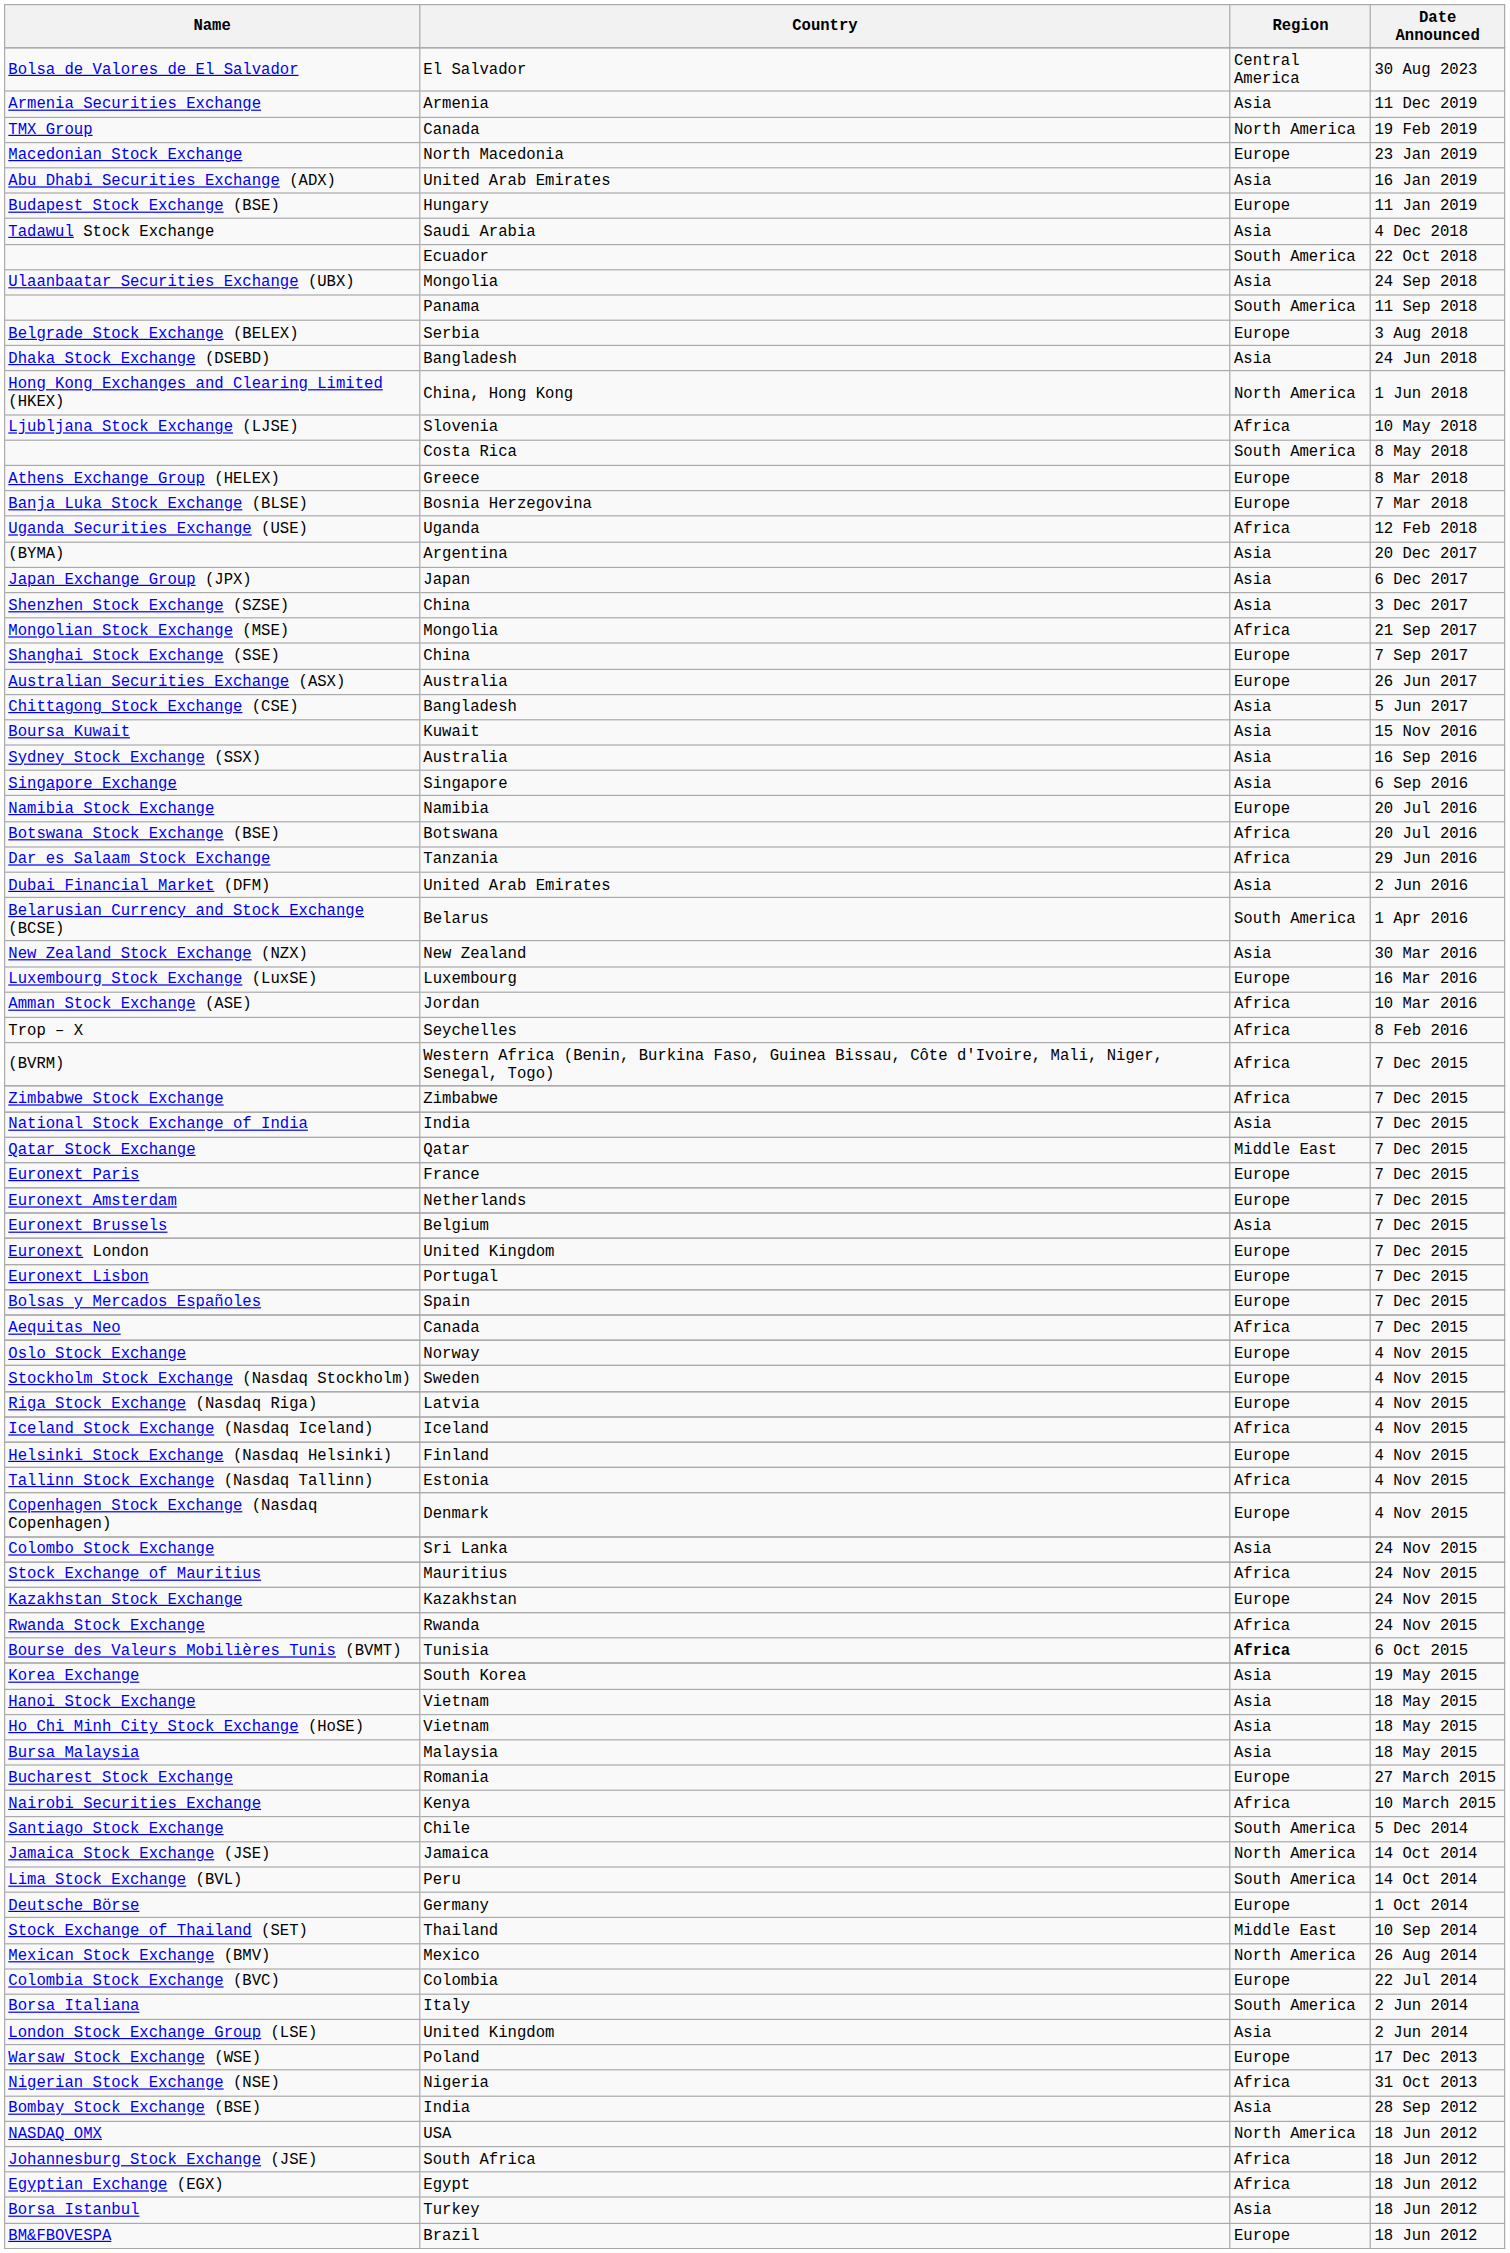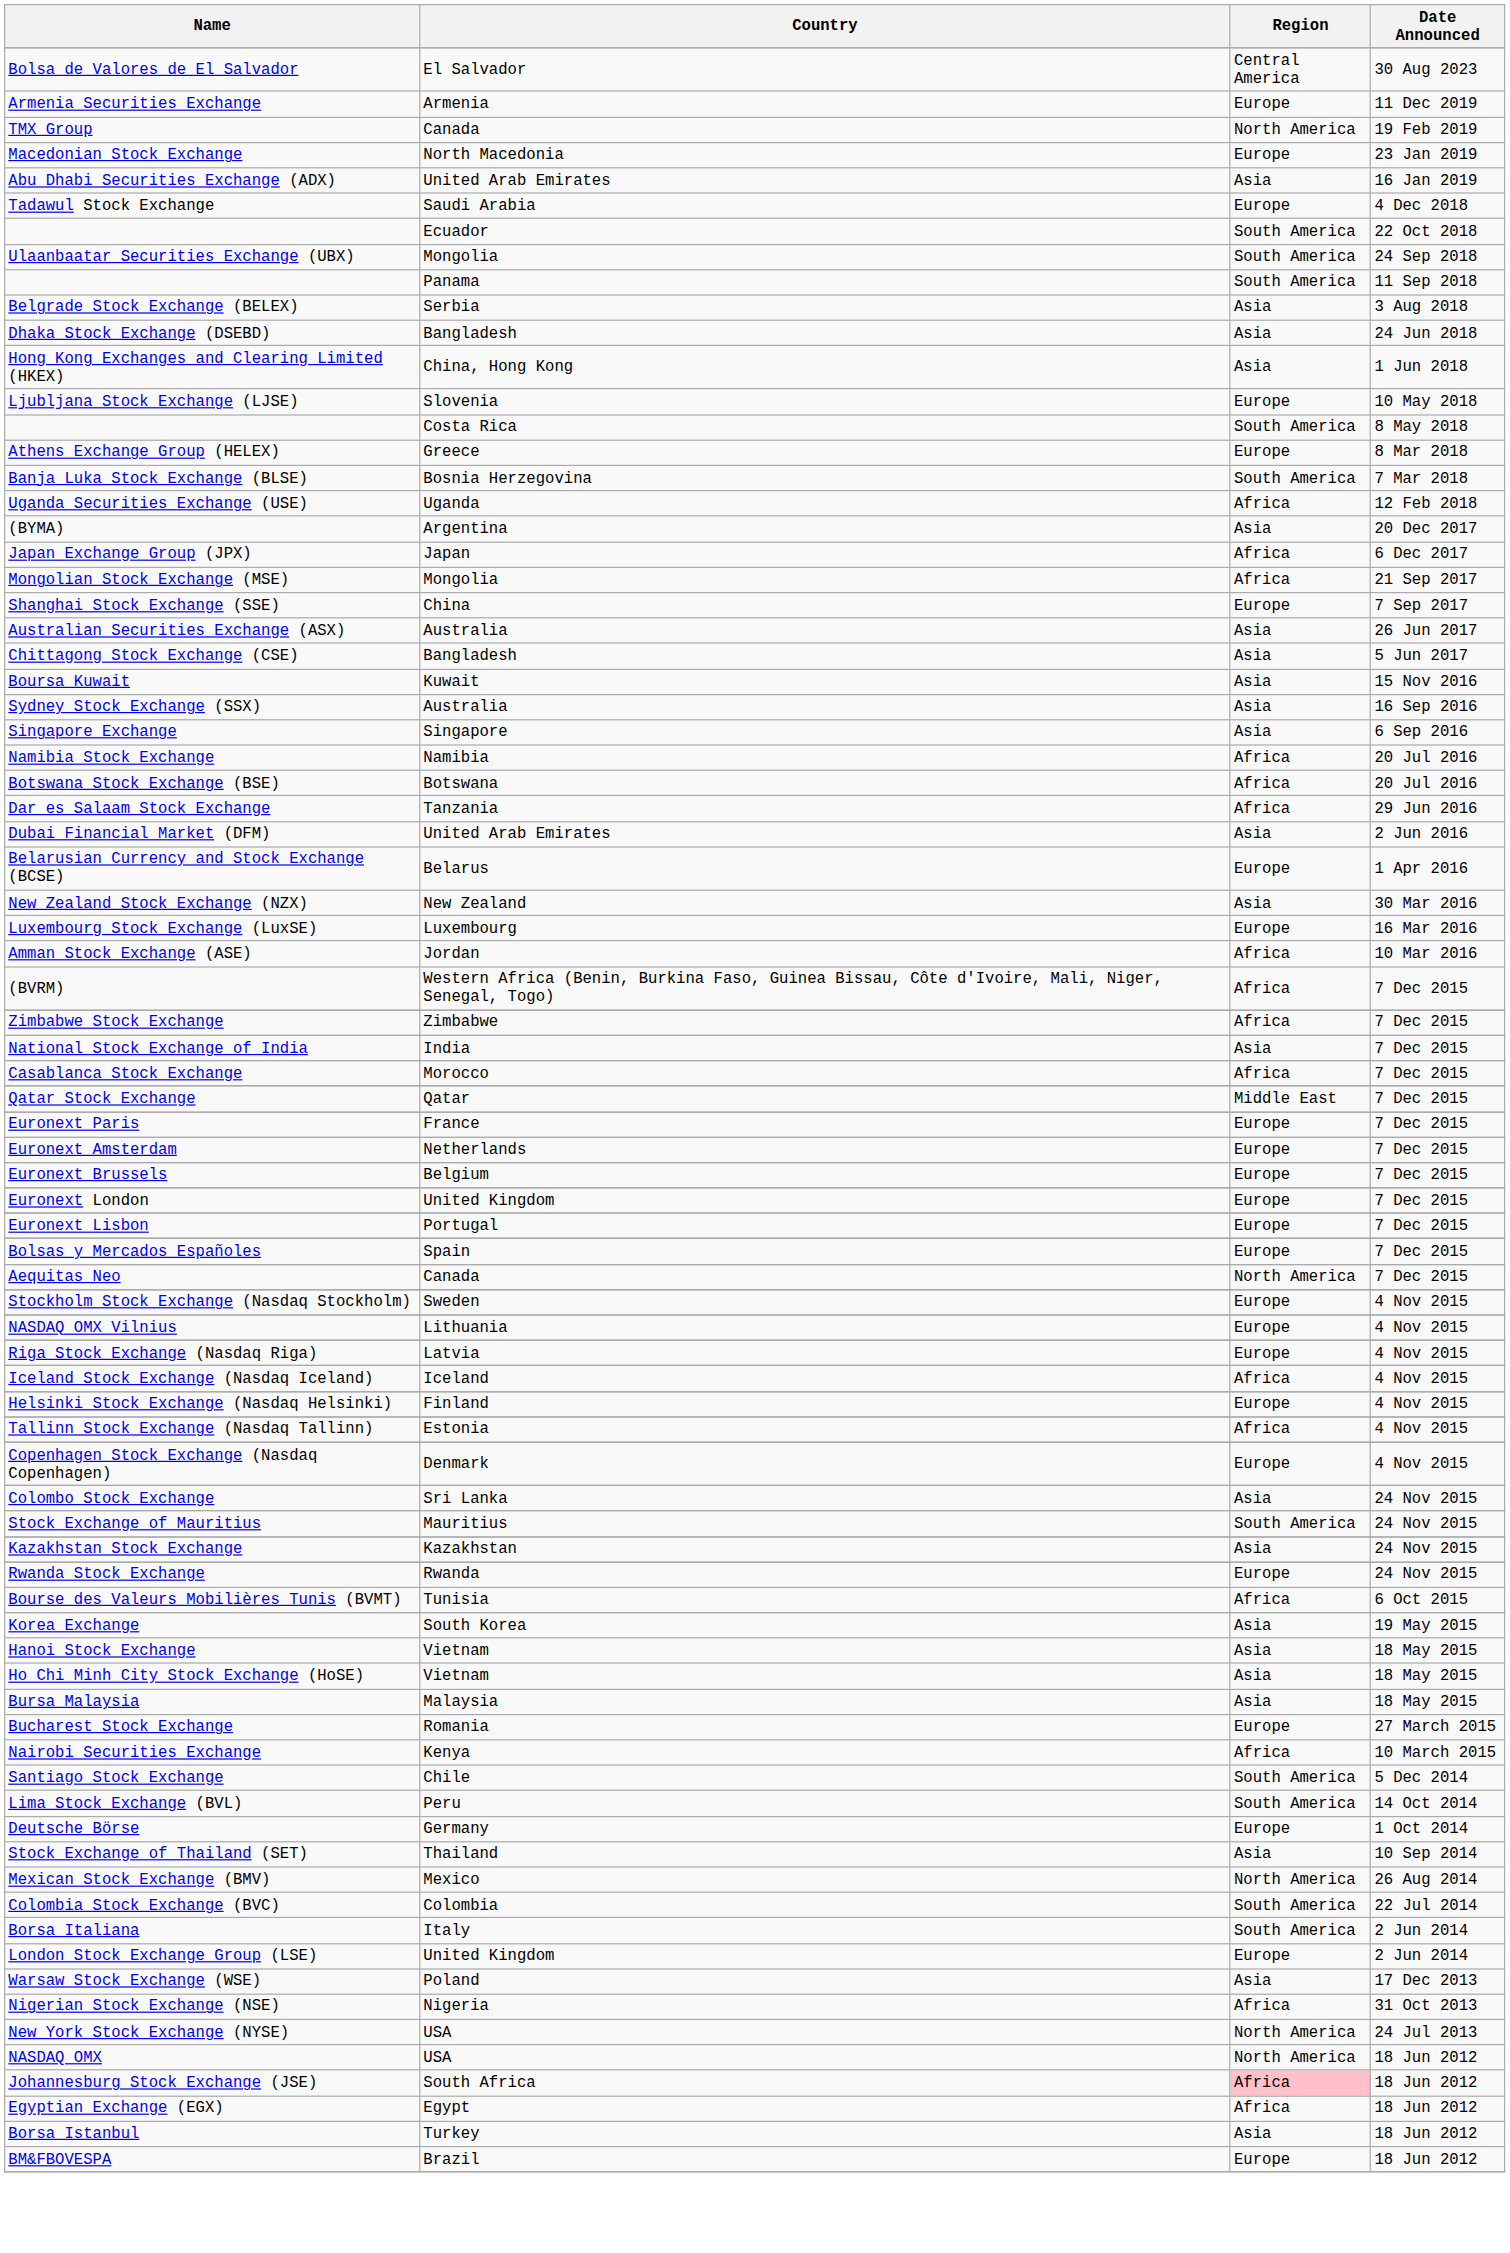(1253, 104) Asia -> (1262, 104) Europe
- row: (144, 206)
(1253, 231) Asia -> (1262, 206) Europe
(1253, 282) Asia -> (1295, 257) South America
(1262, 333) Europe -> (1253, 308) Asia
(1295, 393) North America -> (1253, 367) Asia
(1262, 427) Africa -> (1262, 402) Europe
(1262, 504) Europe -> (1295, 478) South America
(1253, 580) Asia -> (1262, 554) Africa
- row: (149, 605)
(1262, 682) Europe -> (1253, 631) Asia
(1262, 809) Europe -> (1262, 758) Africa
(1295, 919) South America -> (1262, 868) Europe
- row: (46, 1030)
+ row: (125, 1073)
(1253, 1226) Asia -> (1262, 1175) Europe
(1262, 1328) Africa -> (1295, 1277) North America
- row: (97, 1353)
+ row: (93, 1328)
(1262, 1575) Africa -> (1295, 1524) South America
(1262, 1600) Europe -> (1253, 1549) Asia
(1262, 1625) Africa -> (1262, 1575) Europe
(1262, 1651) bold -> (1262, 1600) normal
- row: (139, 1854)
(1285, 1930) Middle East -> (1253, 1854) Asia
(1262, 1981) Europe -> (1295, 1905) South America
(1253, 2032) Asia -> (1262, 1956) Europe
(1262, 2058) Europe -> (1253, 1981) Asia
+ row: (149, 2032)
- row: (135, 2108)
(1262, 2159) no background -> (1262, 2083) pink background
